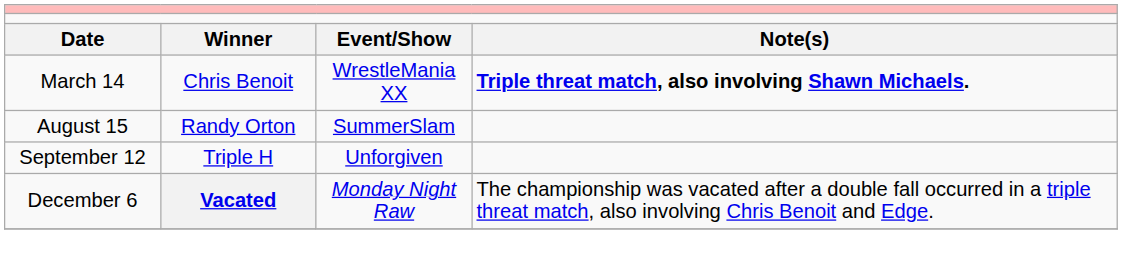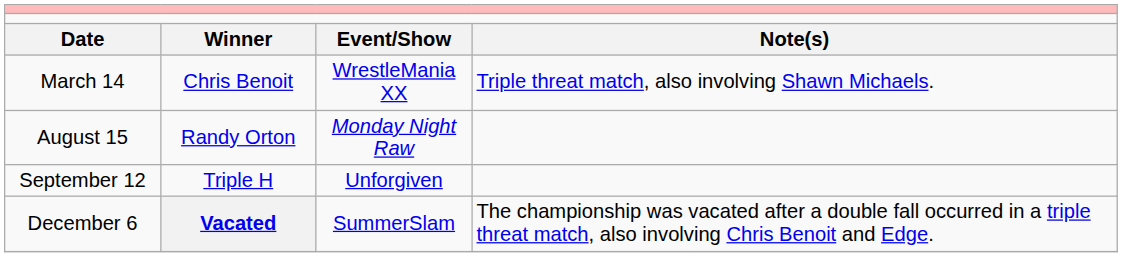(723, 82) bold -> (705, 82) normal
(394, 125) SummerSlam -> (394, 137) Monday Night Raw
(394, 200) Monday Night Raw -> (394, 223) SummerSlam
